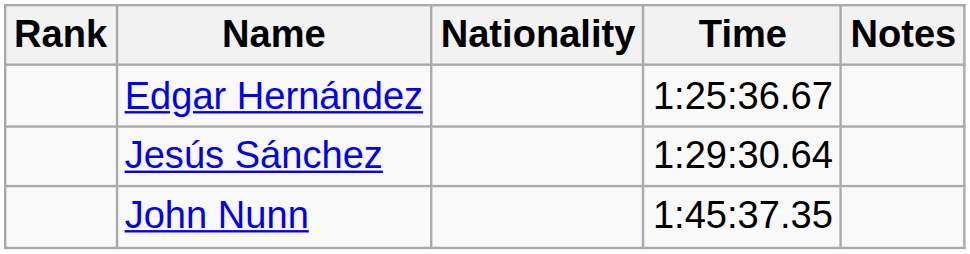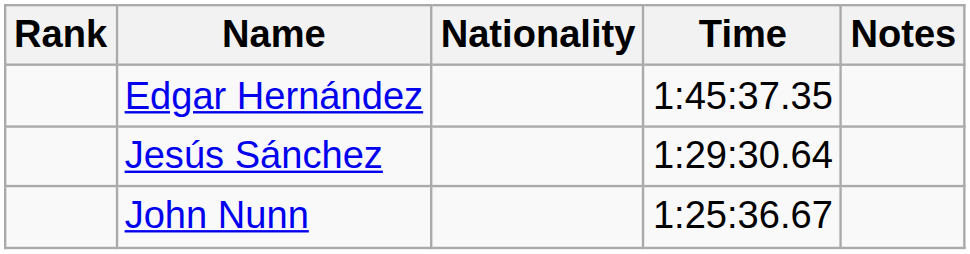(743, 95) 1:25:36.67 -> (743, 95) 1:45:37.35
(743, 215) 1:45:37.35 -> (743, 215) 1:25:36.67
